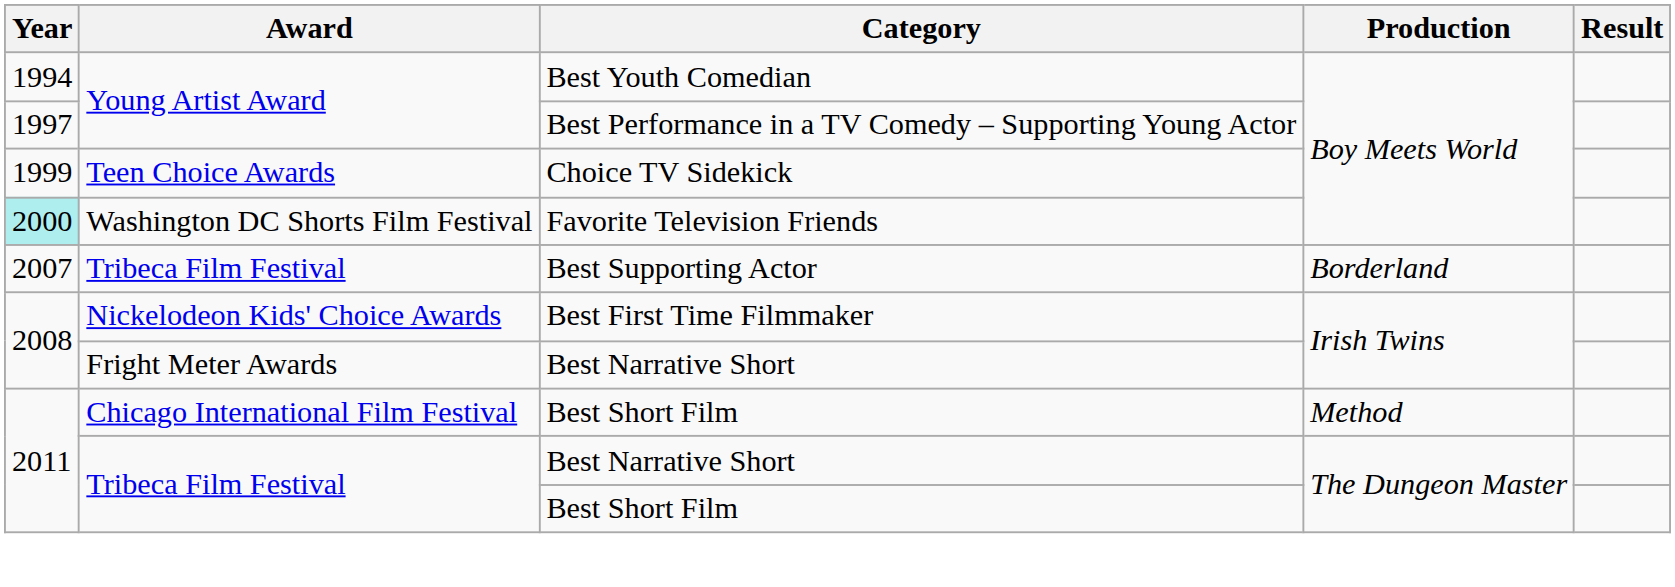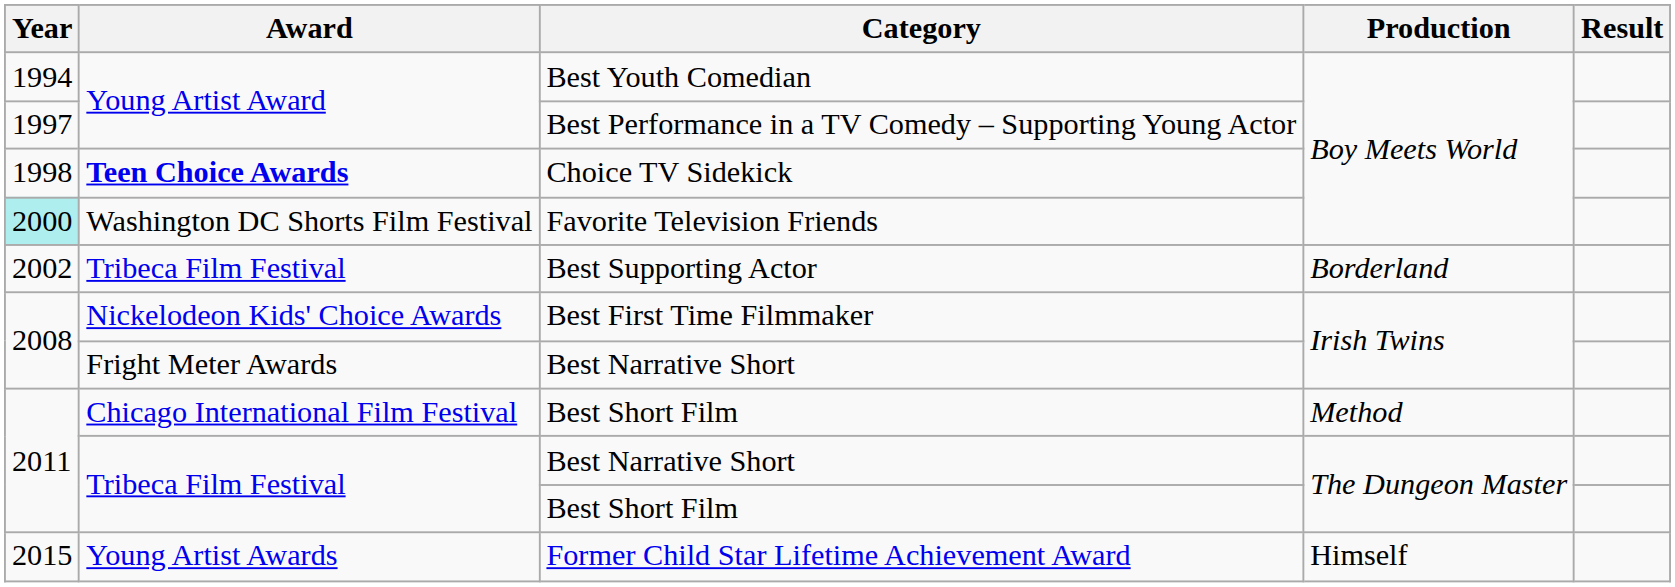(42, 172) 1999 -> (42, 172) 1998
(211, 172) normal -> (217, 172) bold
(42, 268) 2007 -> (42, 268) 2002
+ row: (839, 556)
